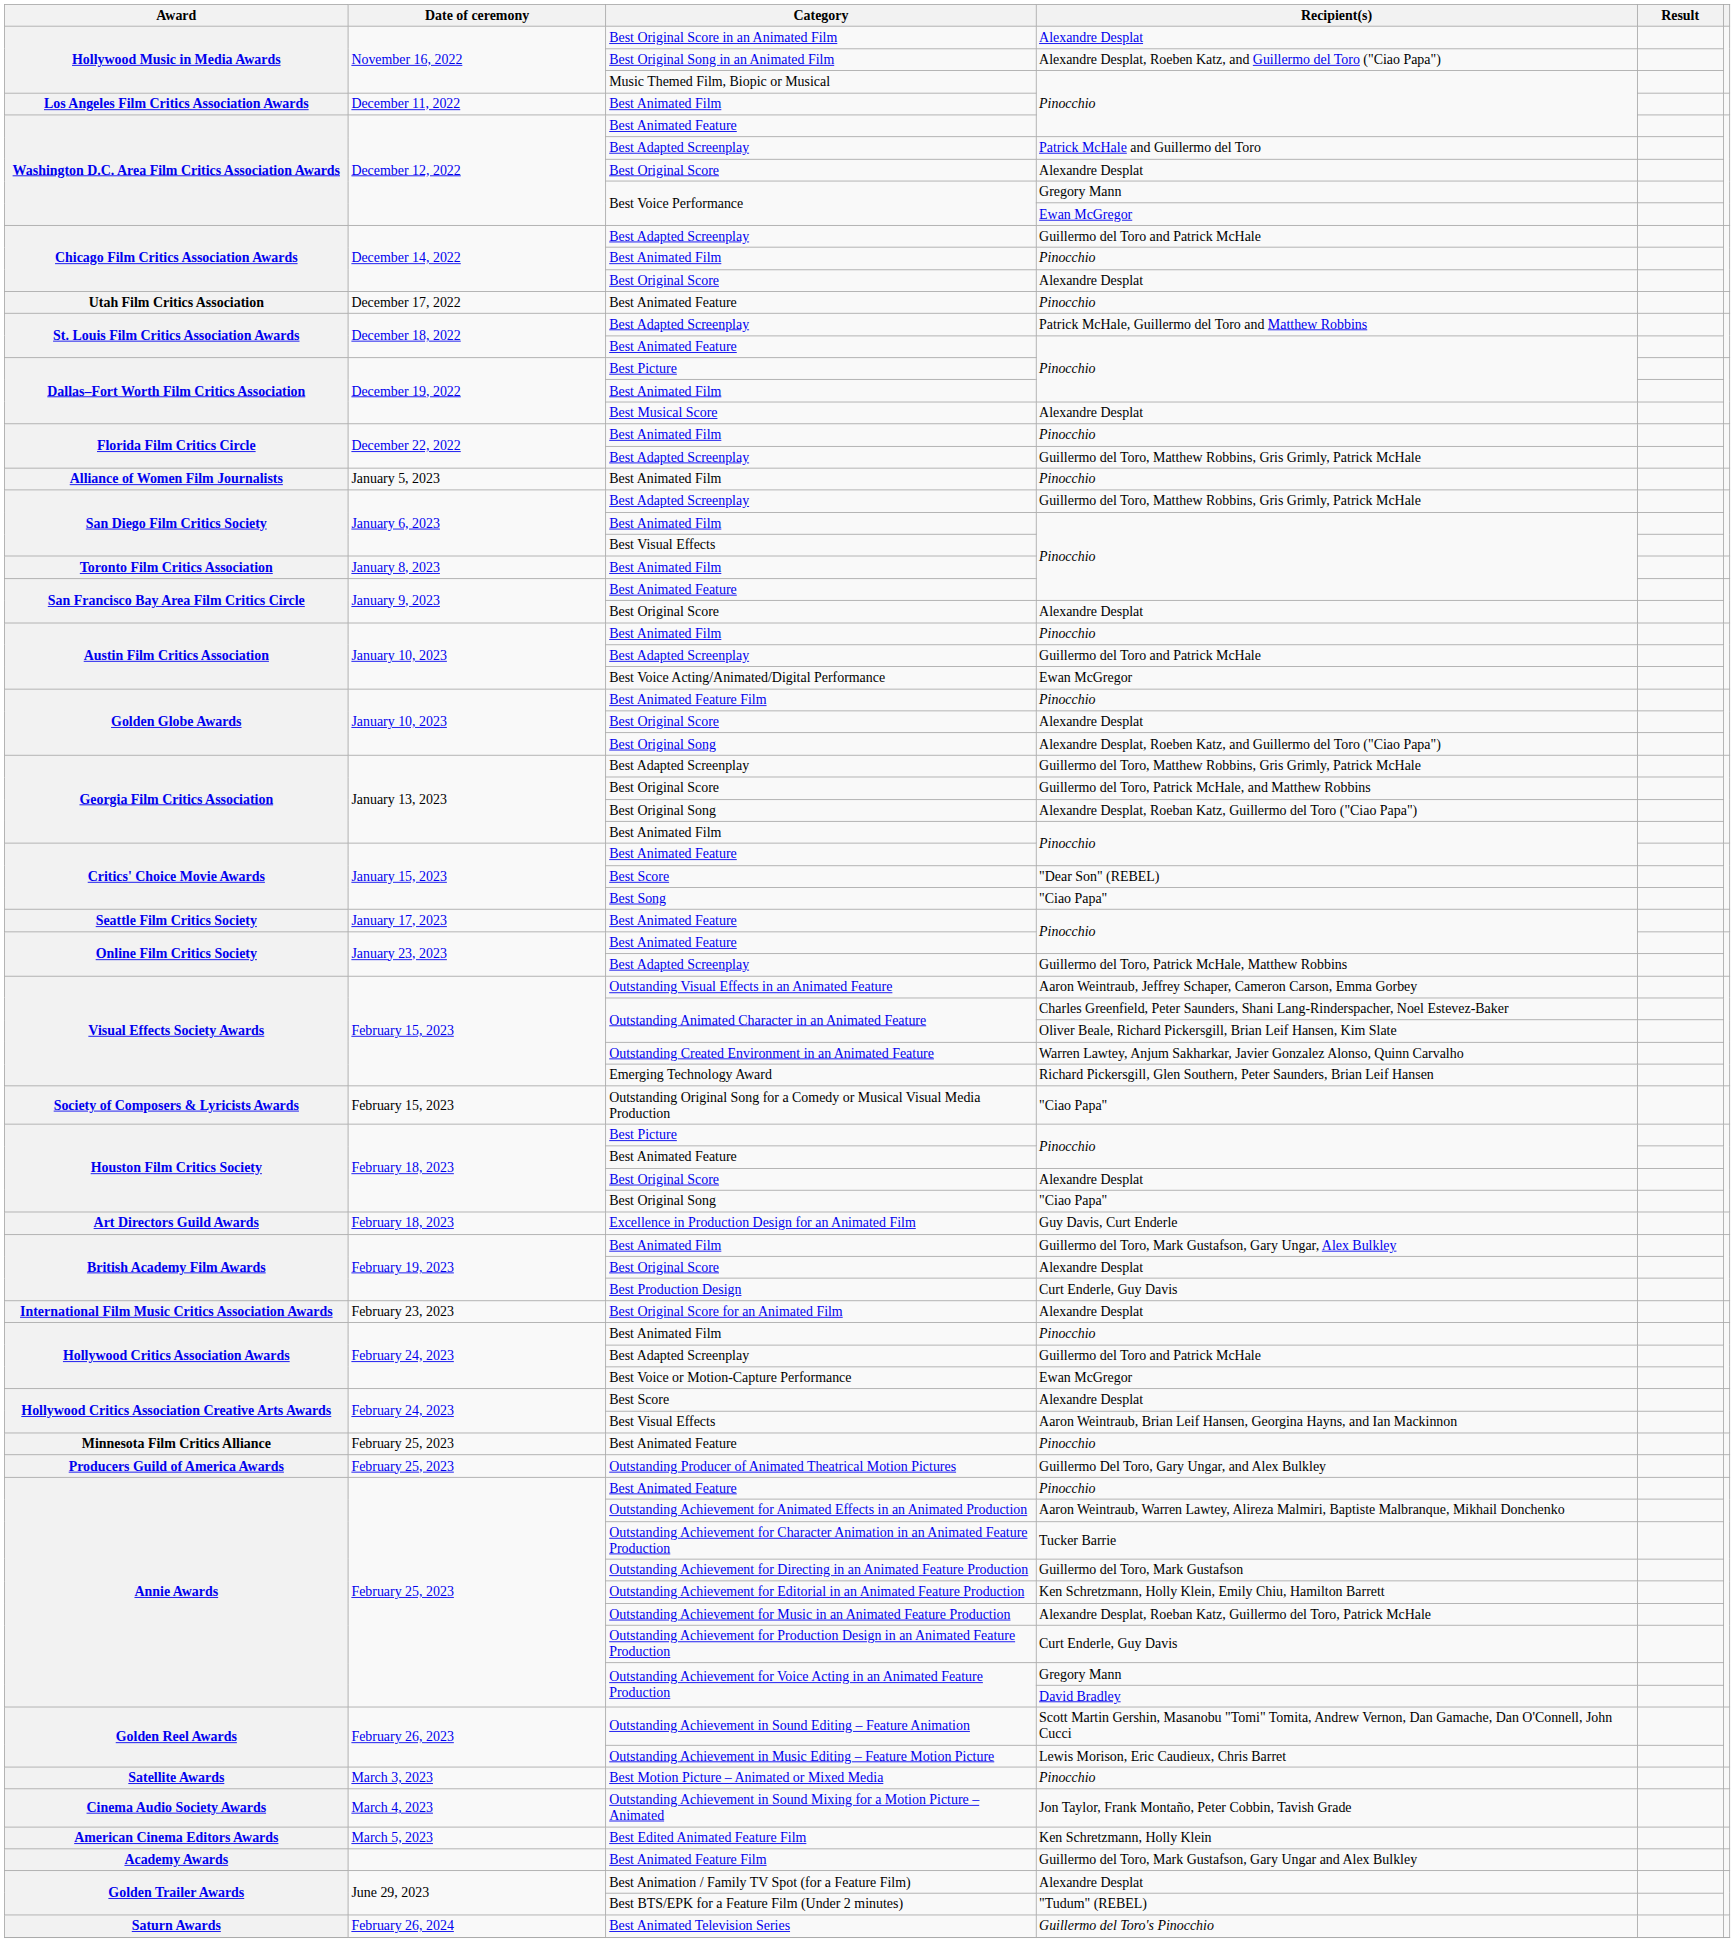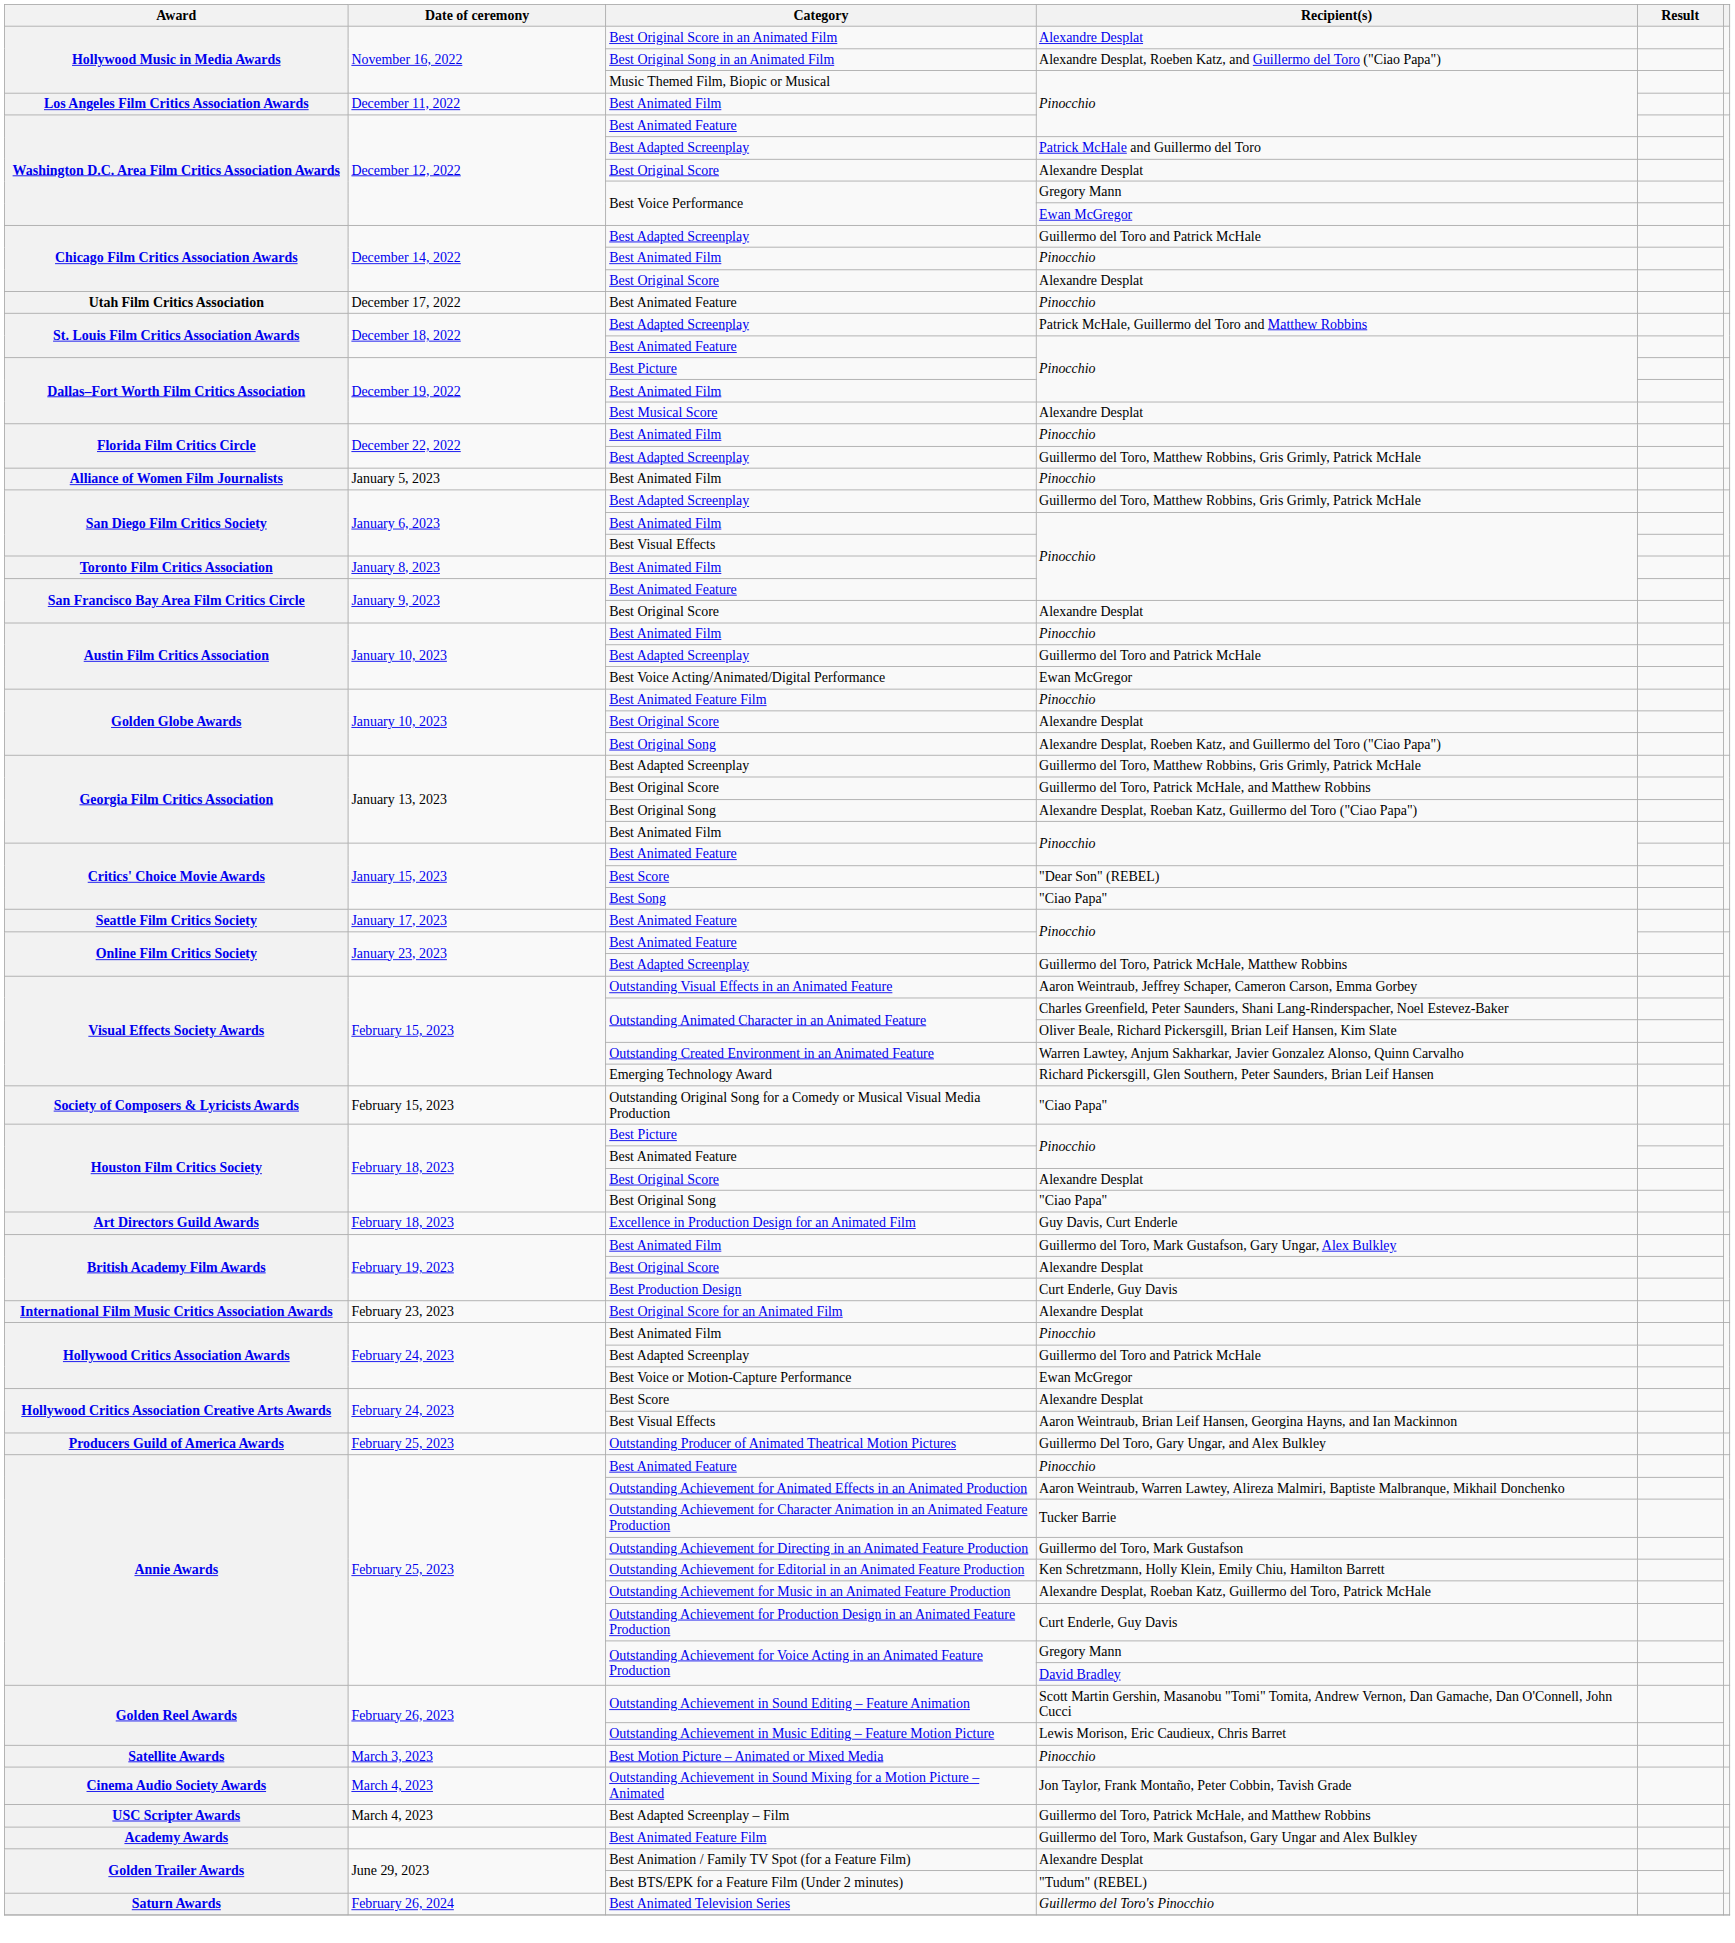- row: (176, 1444)
+ row: (176, 1815)
- row: (176, 1837)
